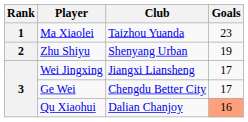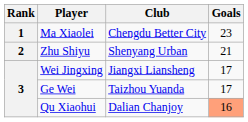(146, 32) Taizhou Yuanda -> (157, 32) Chengdu Better City
(226, 51) 19 -> (226, 51) 21
(157, 88) Chengdu Better City -> (146, 88) Taizhou Yuanda
